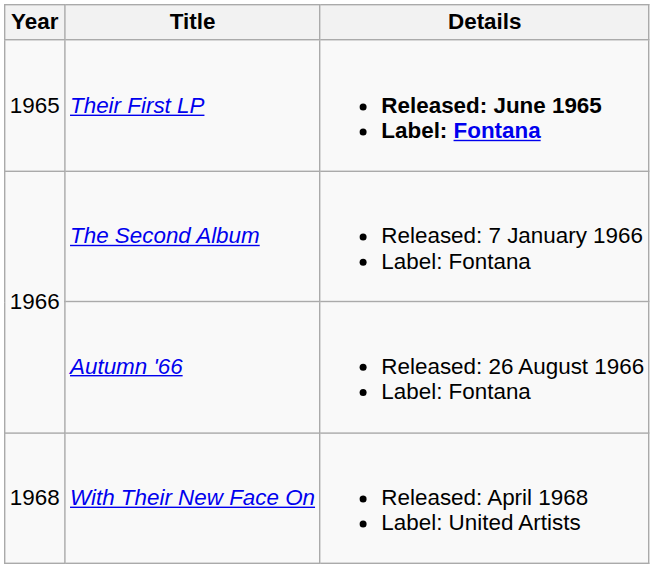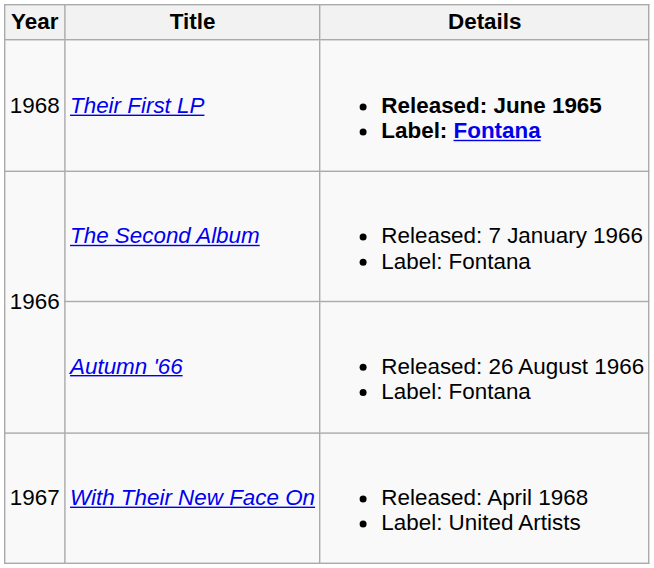(35, 105) 1965 -> (35, 105) 1968
(35, 497) 1968 -> (35, 497) 1967
